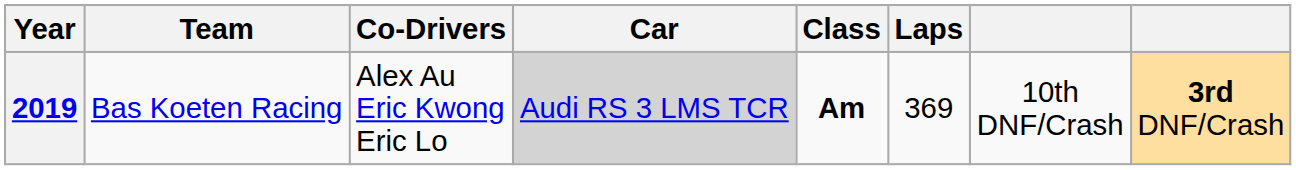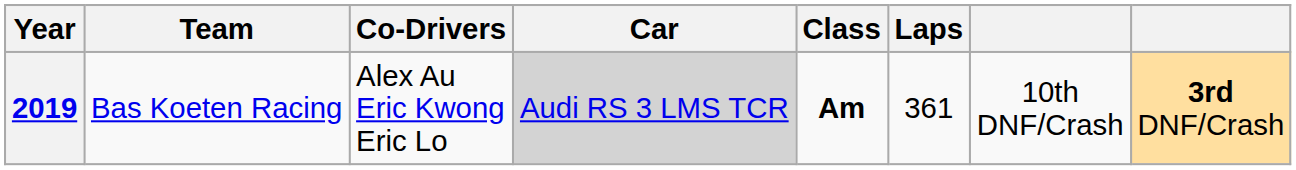(929, 108) 369 -> (929, 108) 361
